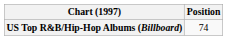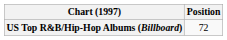(204, 27) 74 -> (204, 27) 72
